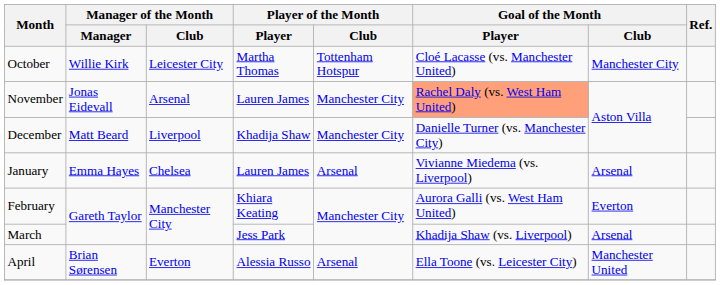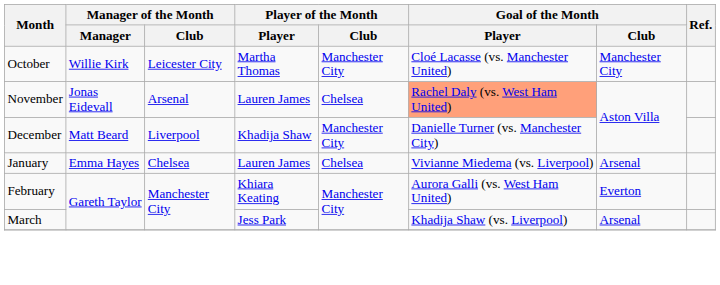(345, 63) Tottenham Hotspur -> (352, 63) Manchester City
(360, 99) Manchester City -> (342, 99) Chelsea
(337, 170) Arsenal -> (342, 163) Chelsea
- row: (21, 262)
